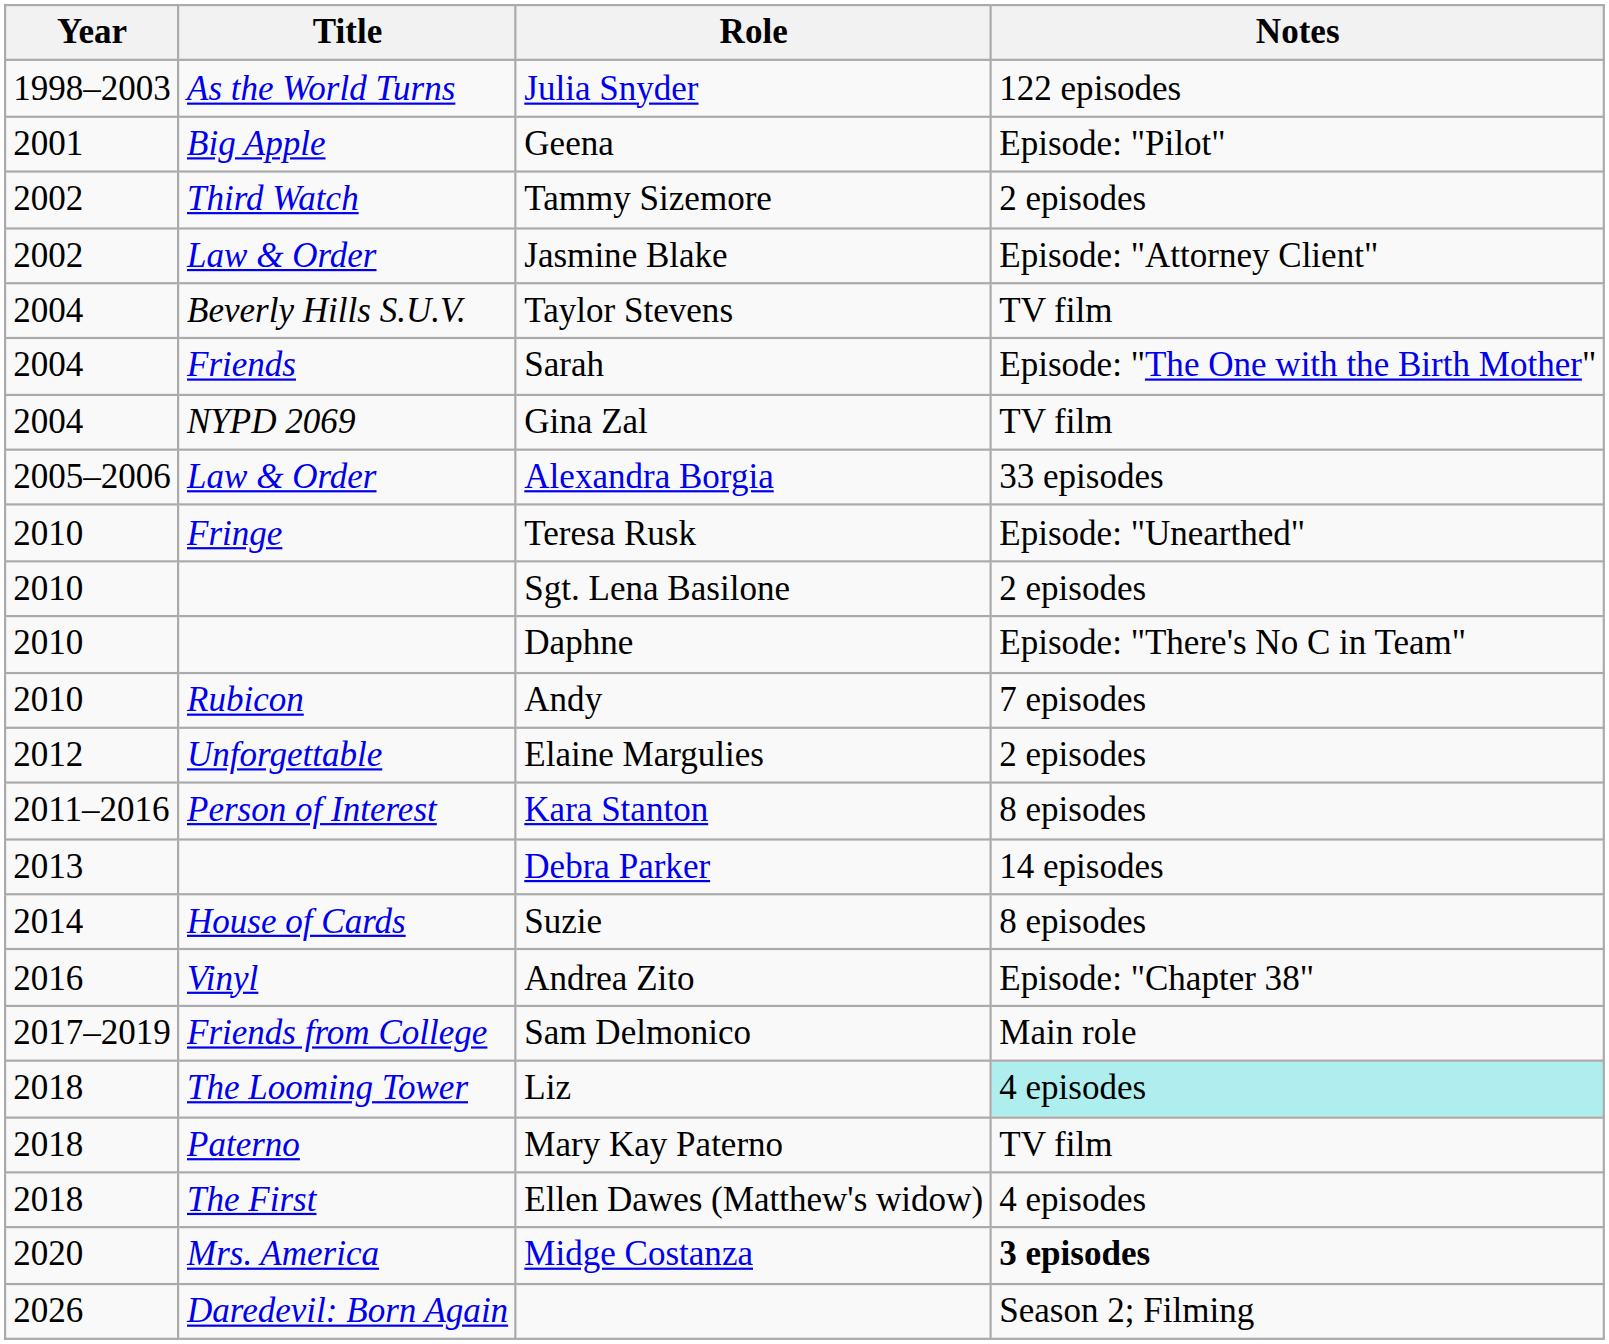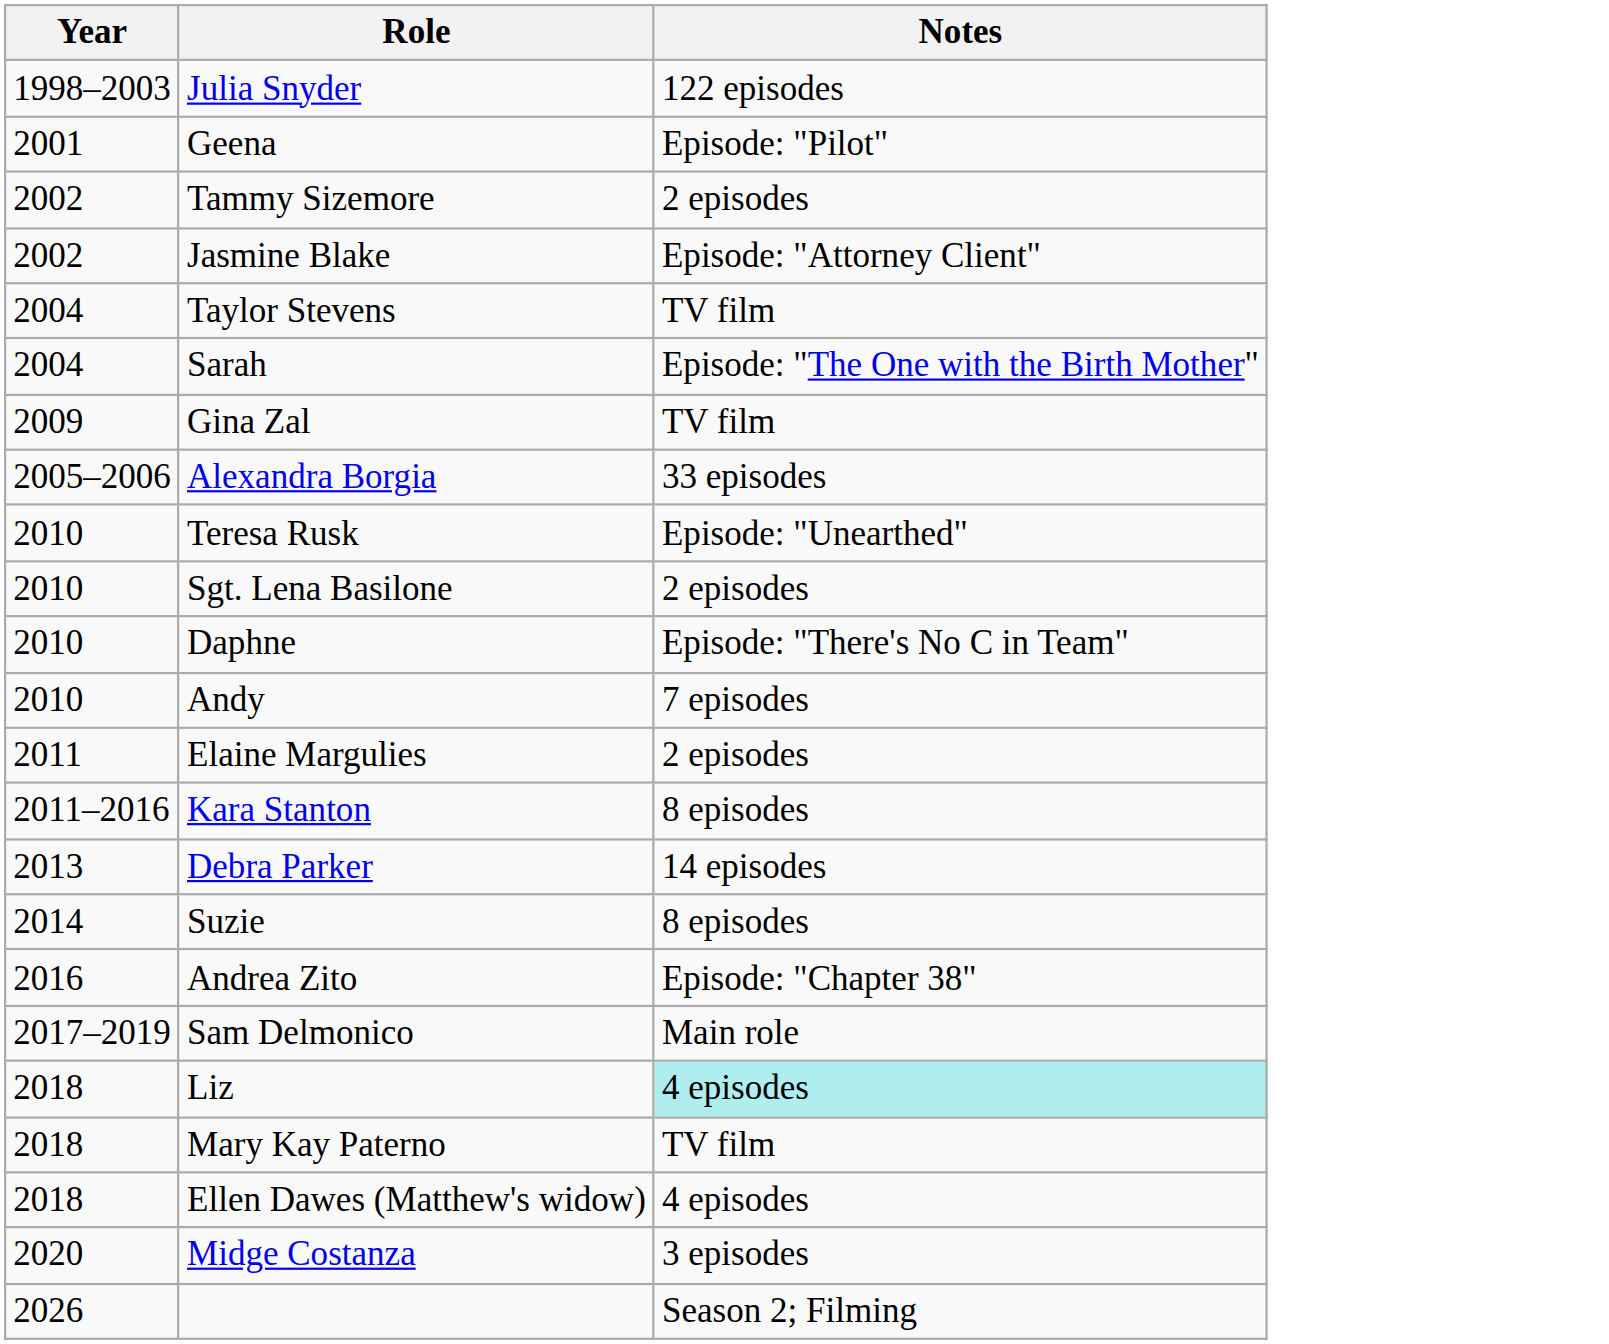- column: (348, 32)
(48, 421) 2004 -> (48, 421) 2009
(48, 754) 2012 -> (48, 754) 2011
(1075, 1254) bold -> (735, 1254) normal
